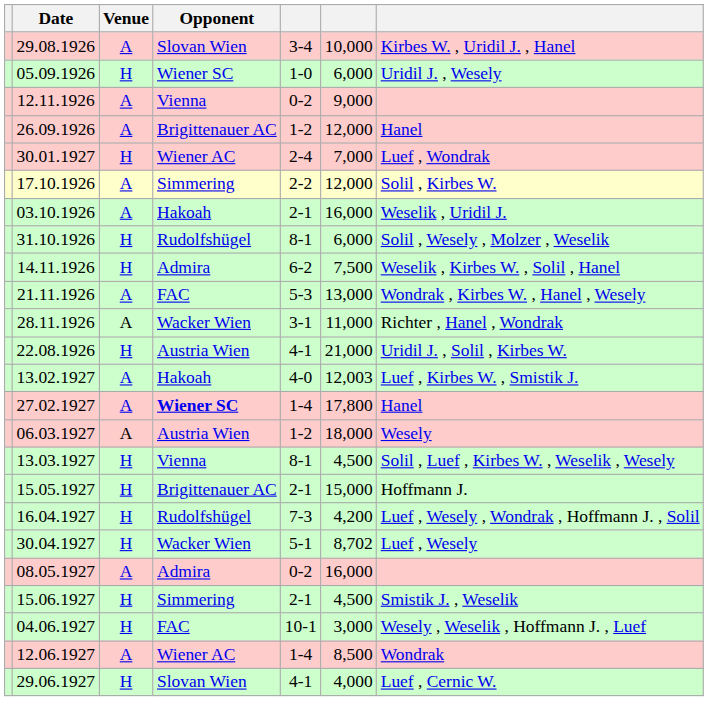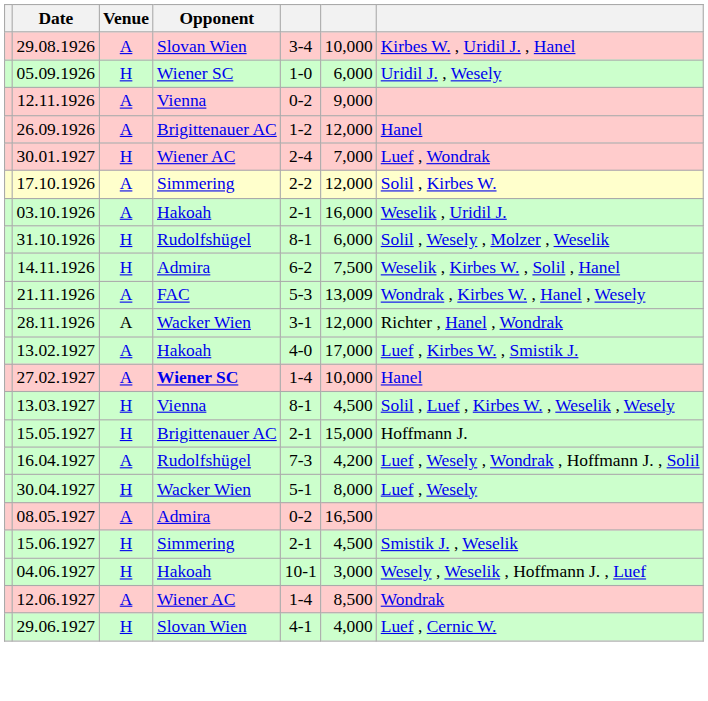(349, 294) 13,000 -> (349, 294) 13,009
(349, 322) 11,000 -> (349, 322) 12,000
- row: (56, 350)
(349, 377) 12,003 -> (349, 350) 17,000
(349, 405) 17,800 -> (349, 377) 10,000
- row: (56, 433)
(126, 516) H -> (126, 460) A
(353, 543) 8,702 -> (353, 488) 8,000
(349, 571) 16,000 -> (349, 516) 16,500
(173, 626) FAC -> (184, 571) Hakoah
